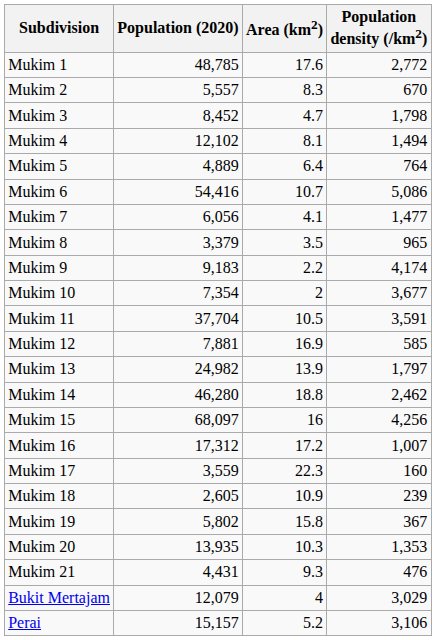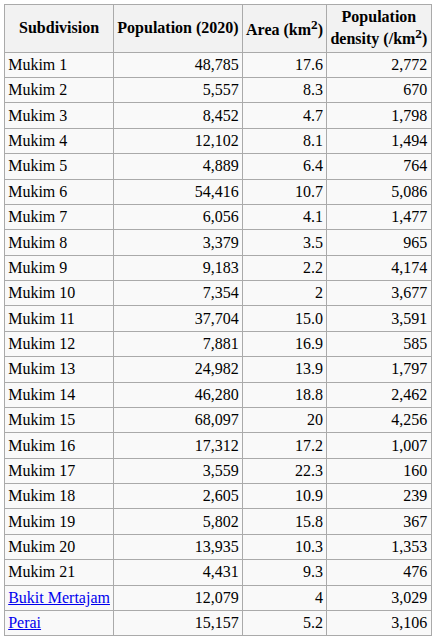(309, 318) 10.5 -> (309, 318) 15.0
(315, 420) 16 -> (315, 420) 20
